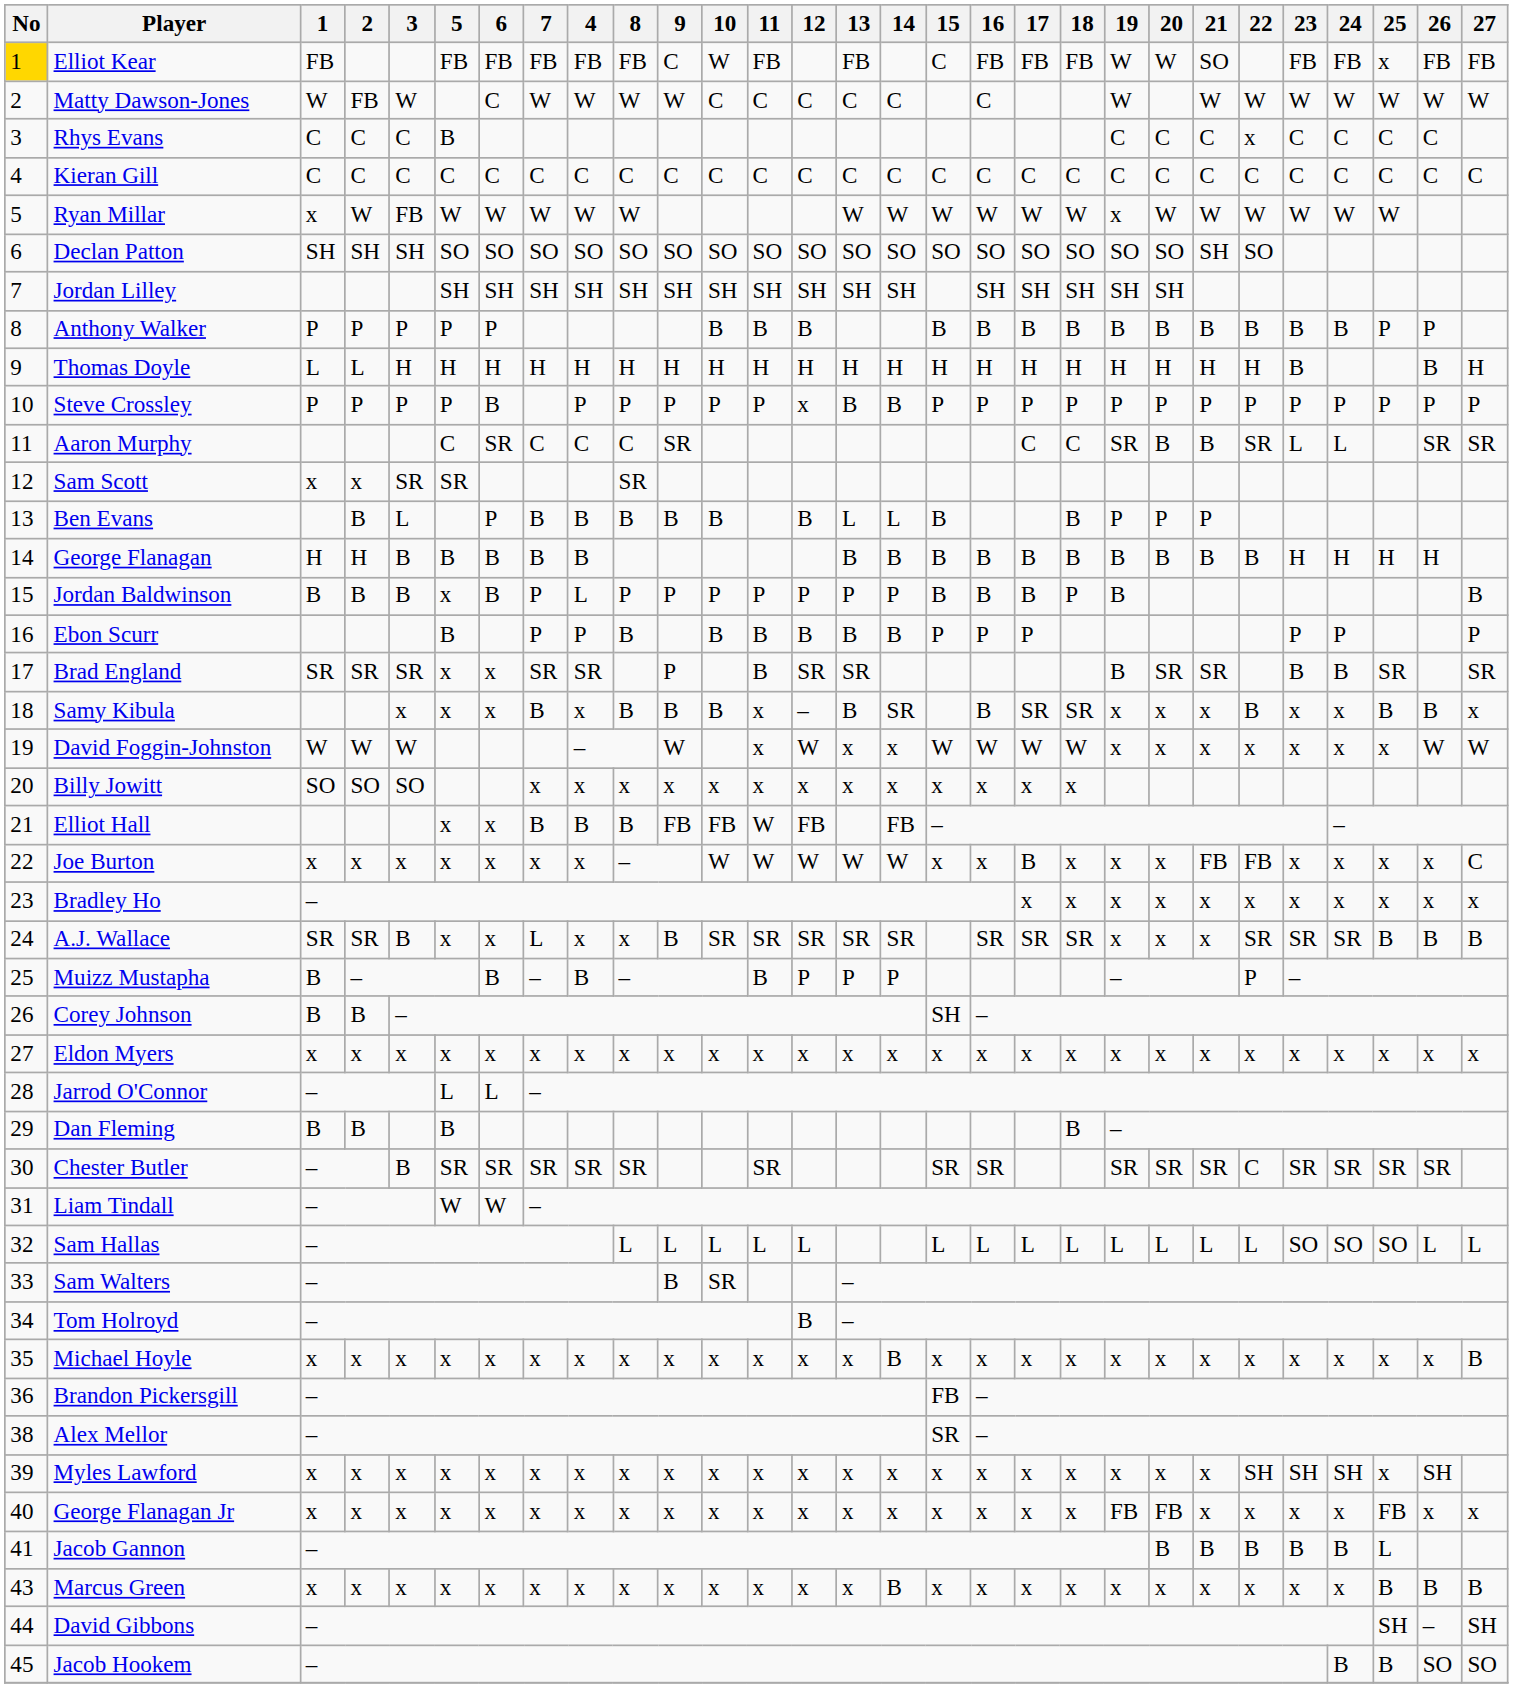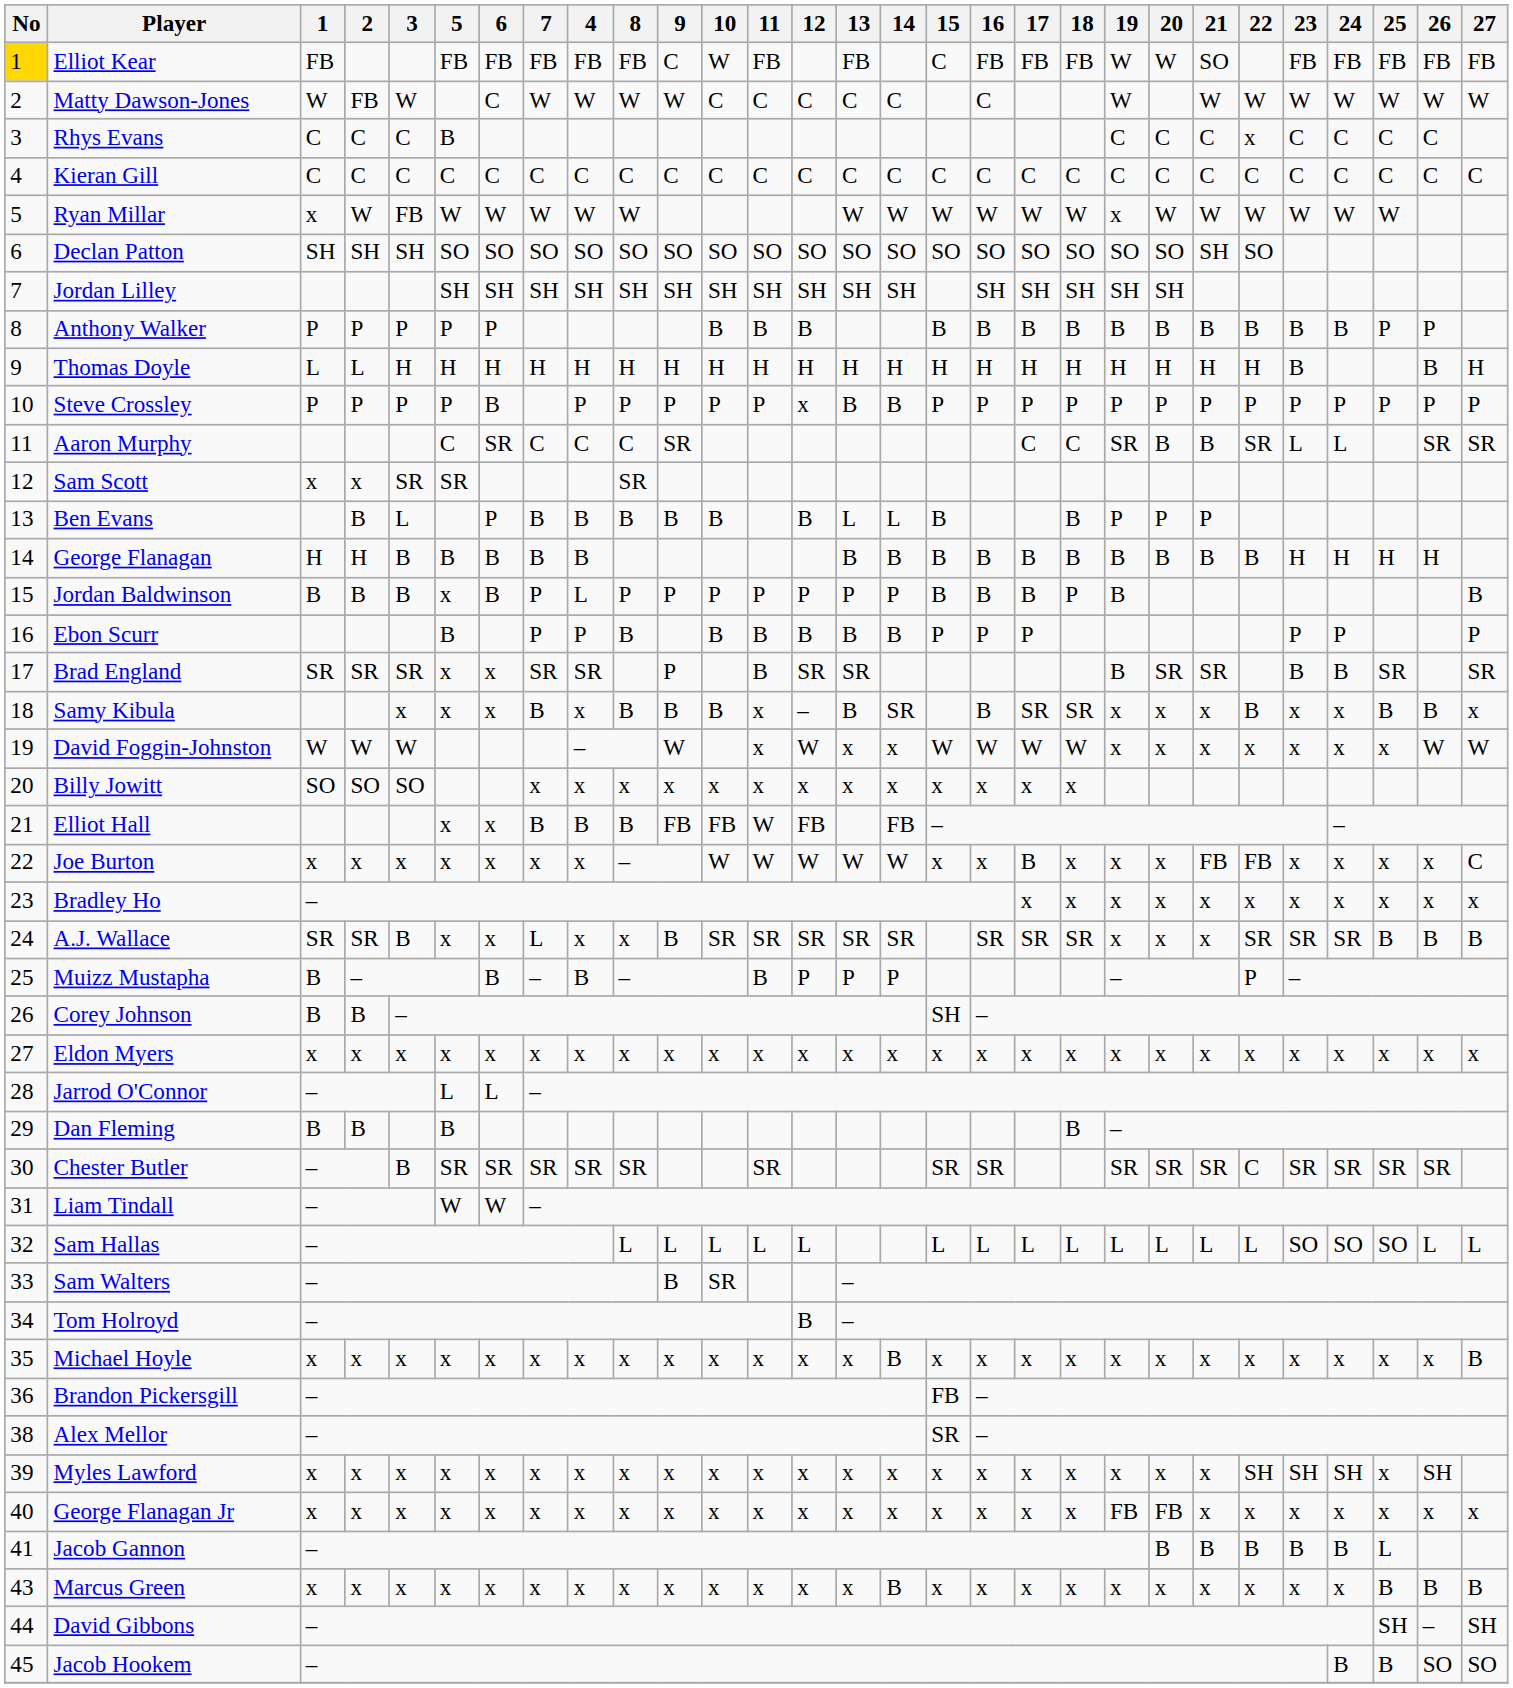(1384, 61) x -> (1392, 61) FB
(1392, 1510) FB -> (1384, 1510) x
